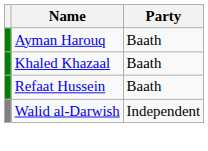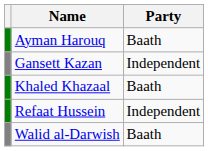+ row: (58, 63)
(144, 87) Baath -> (163, 110) Independent
(163, 110) Independent -> (144, 134) Baath
